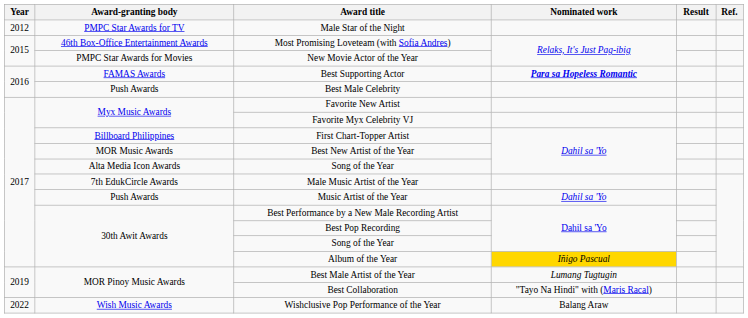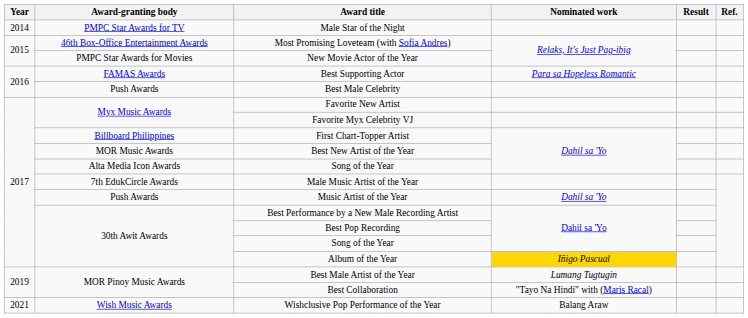(20, 28) 2012 -> (20, 28) 2014
(584, 74) bold -> (584, 74) normal
(20, 305) 2022 -> (20, 305) 2021
